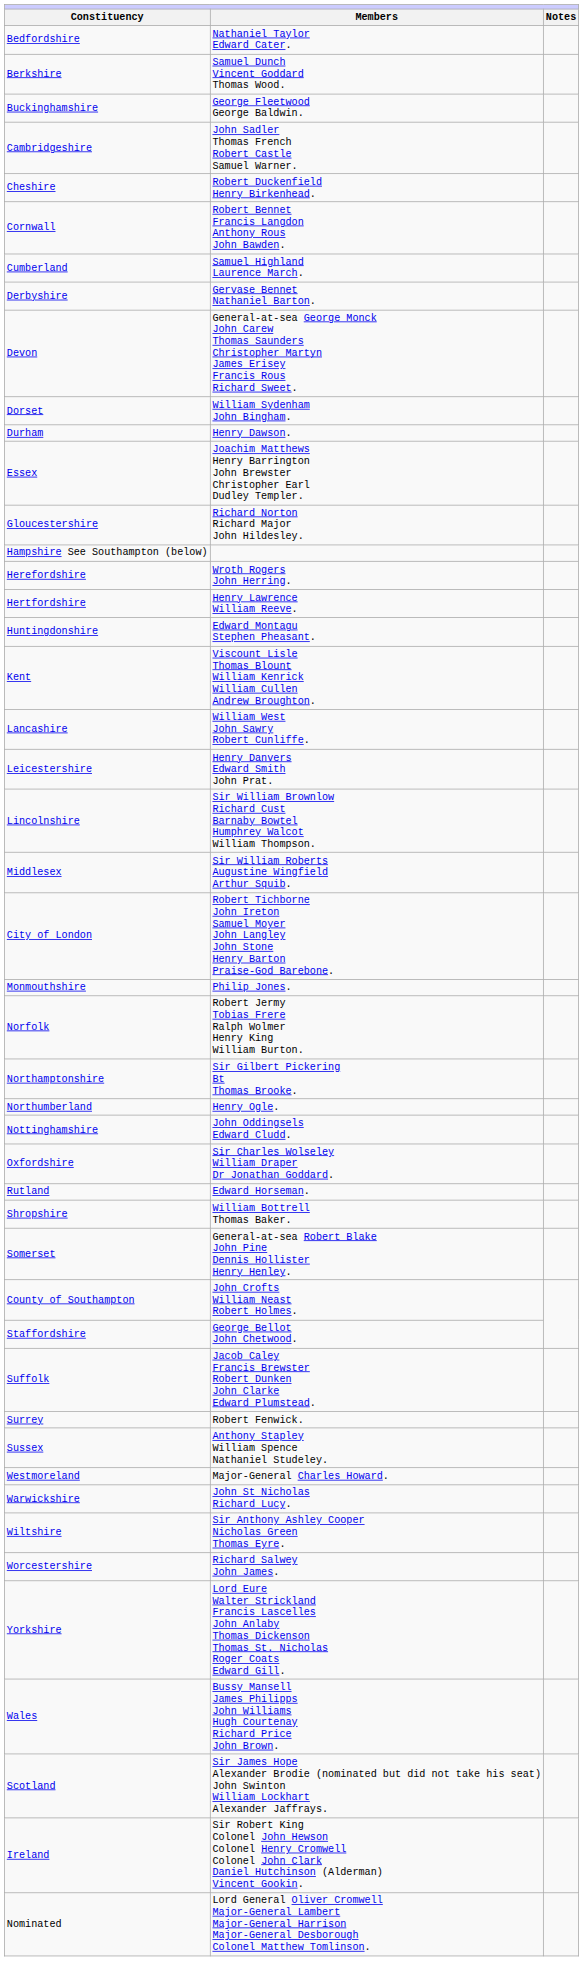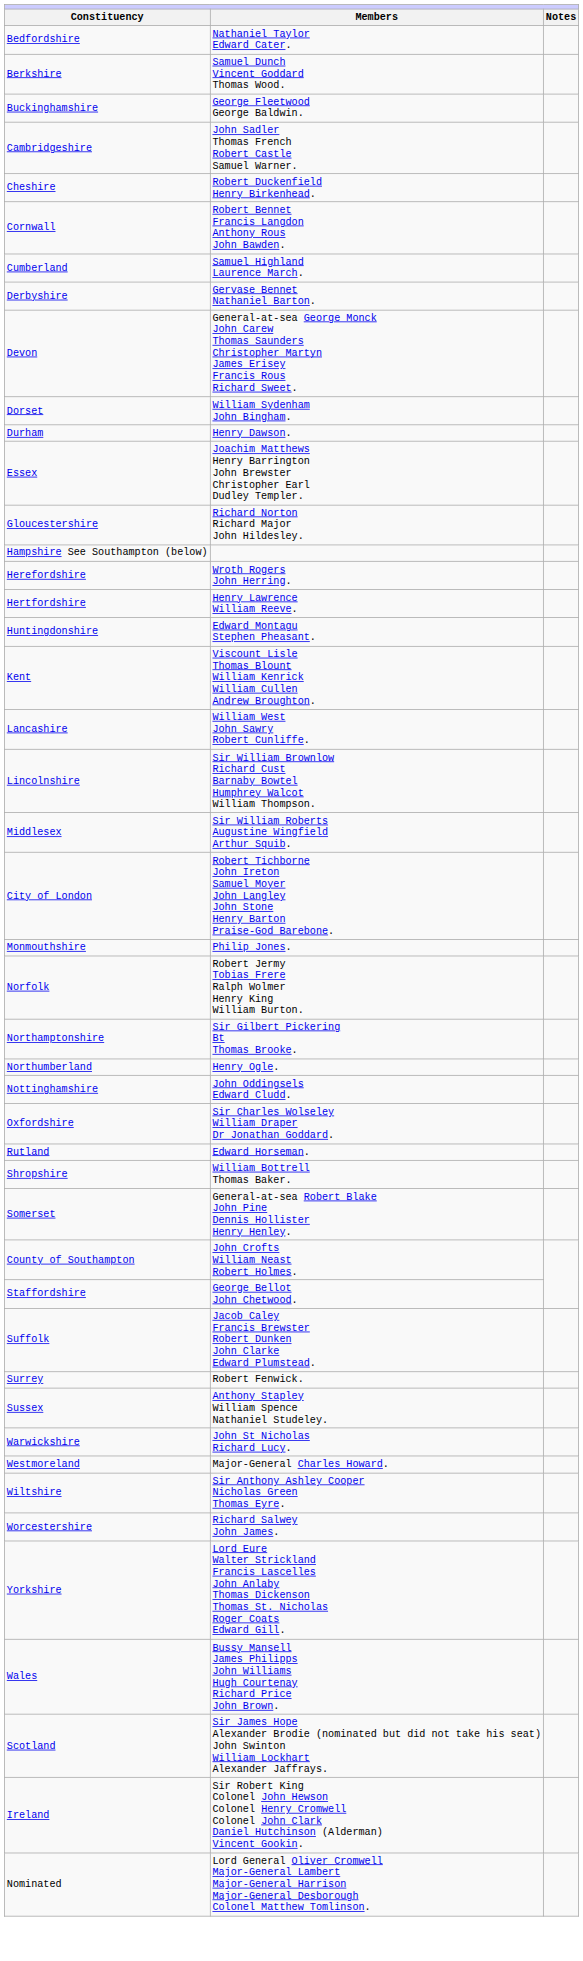- row: (49, 769)
rows swapped: (43, 1499) <-> (43, 1476)
